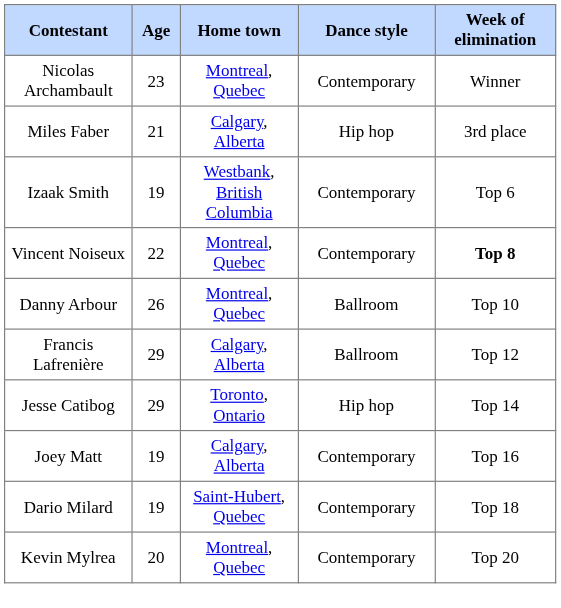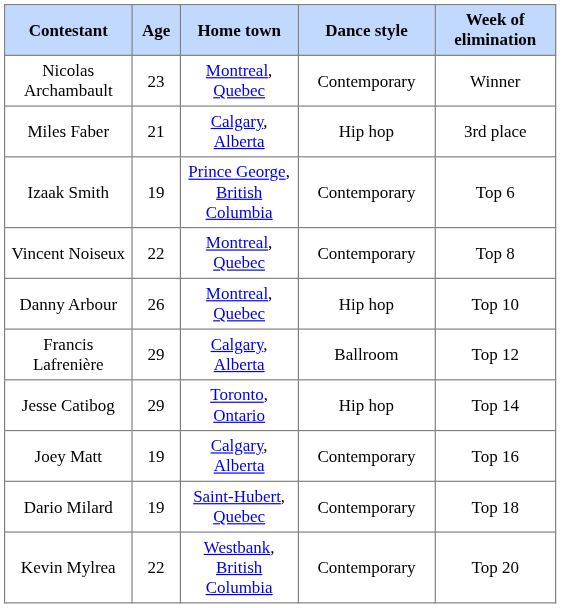(239, 192) Westbank, British Columbia -> (239, 192) Prince George, British Columbia
(495, 252) bold -> (495, 252) normal
(366, 303) Ballroom -> (366, 303) Hip hop
(156, 557) 20 -> (156, 567) 22
(239, 557) Montreal, Quebec -> (239, 567) Westbank, British Columbia
